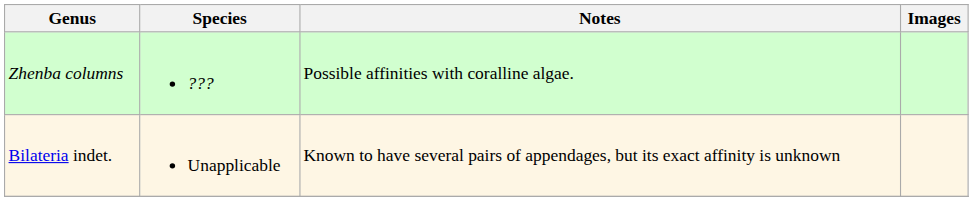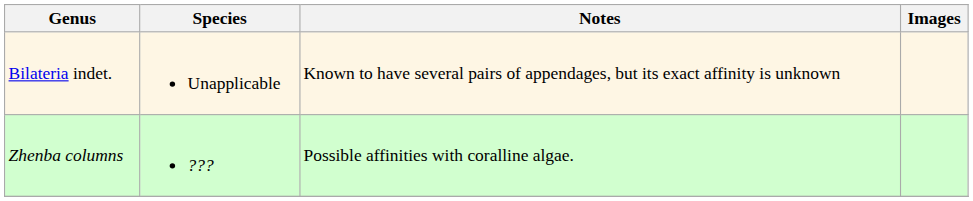rows swapped: (66, 73) <-> (60, 155)
